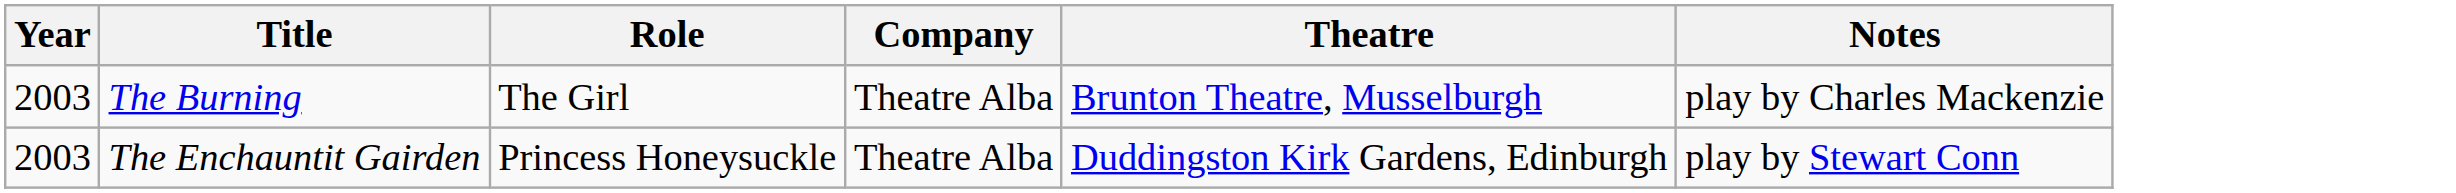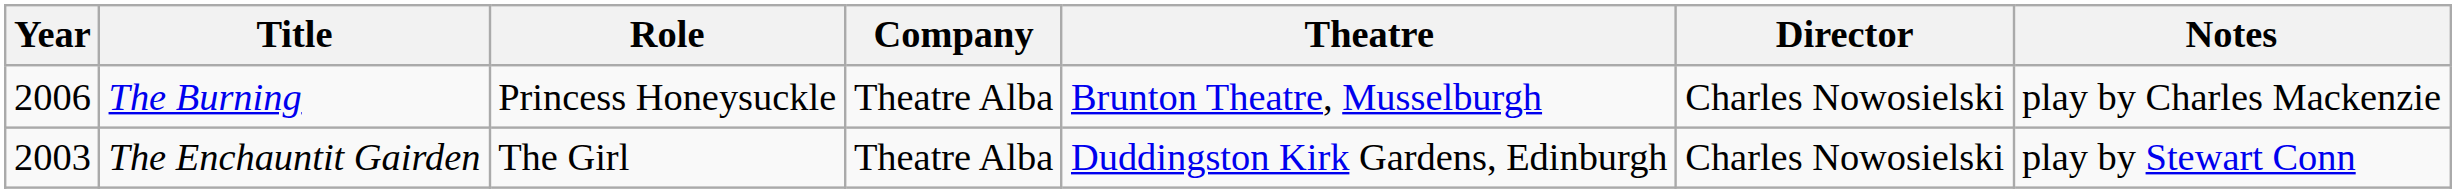+ column: (1845, 34)
(52, 95) 2003 -> (52, 95) 2006
(564, 95) The Girl -> (667, 95) Princess Honeysuckle
(667, 156) Princess Honeysuckle -> (564, 156) The Girl
